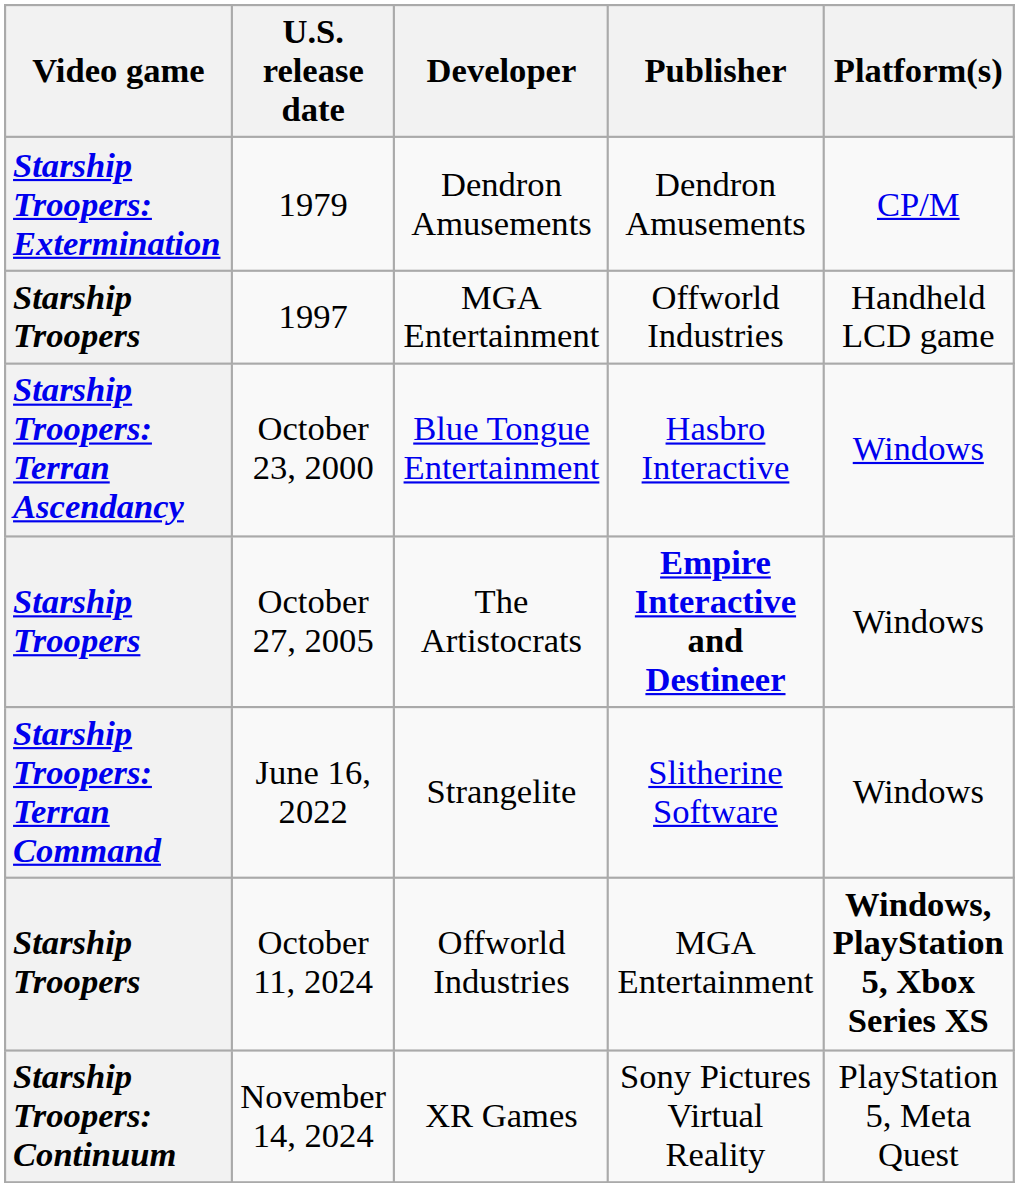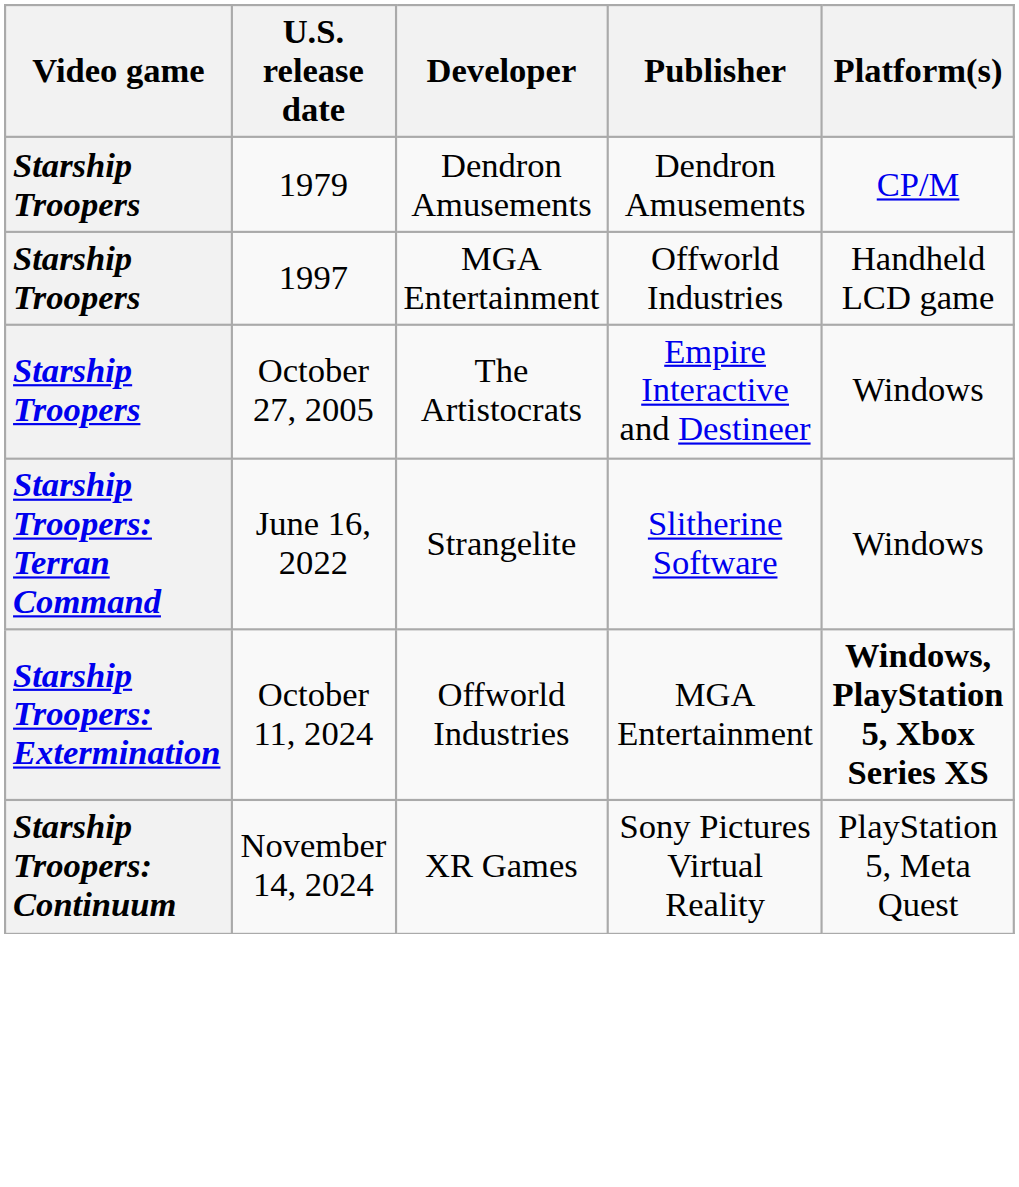(117, 203) Starship Troopers: Extermination -> (77, 183) Starship Troopers
- row: (313, 449)
(715, 620) bold -> (715, 390) normal
(77, 963) Starship Troopers -> (117, 714) Starship Troopers: Extermination
